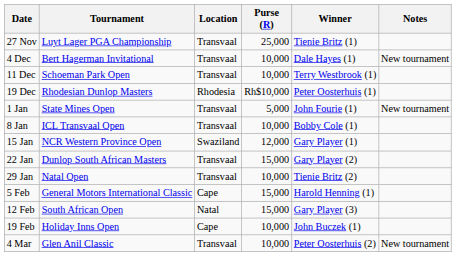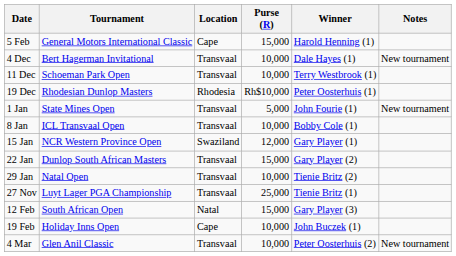rows swapped: (22, 41) <-> (18, 193)
